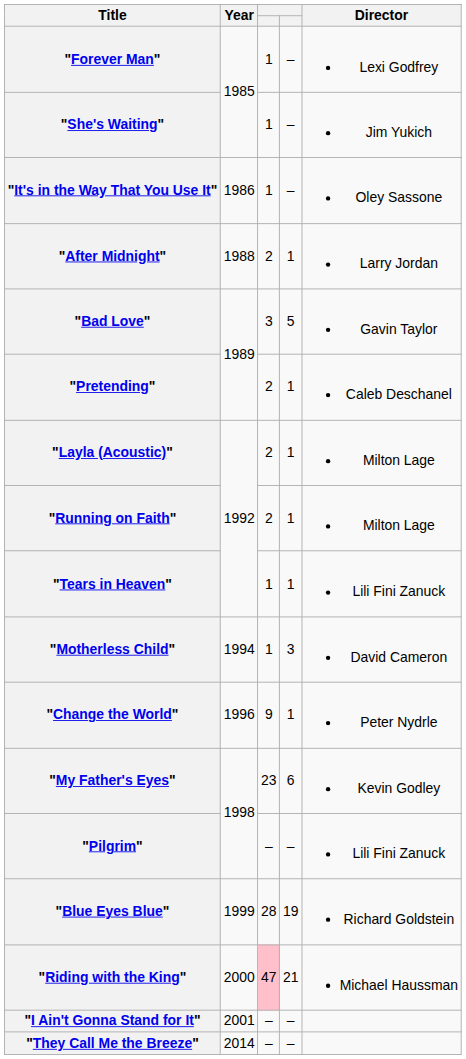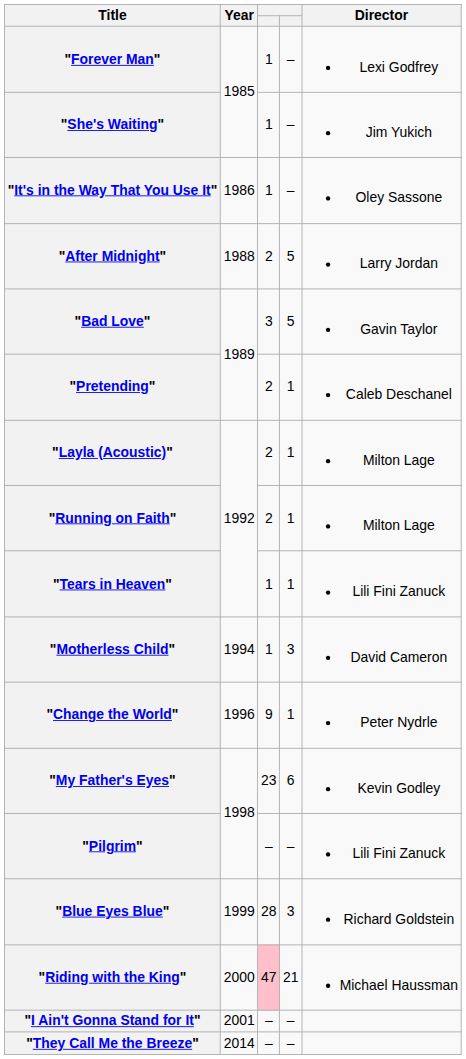(291, 256) 1 -> (291, 256) 5
(291, 911) 19 -> (291, 911) 3
